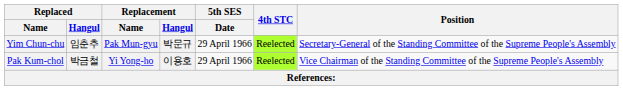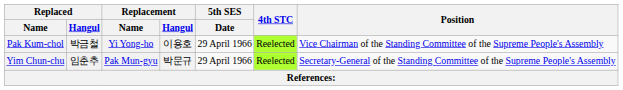rows swapped: (35, 61) <-> (35, 44)
